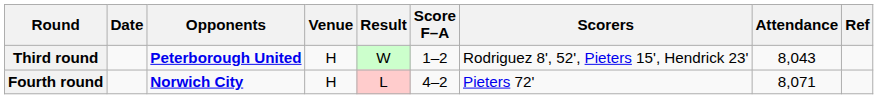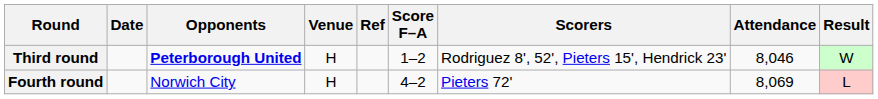columns swapped: (384, 25) <-> (857, 25)
(797, 57) 8,043 -> (775, 57) 8,046
(197, 81) bold -> (193, 81) normal
(797, 81) 8,071 -> (775, 81) 8,069
